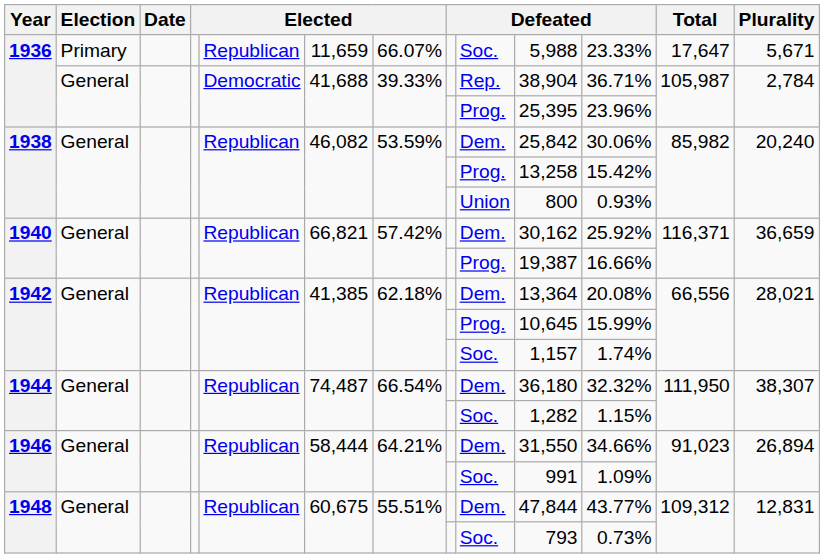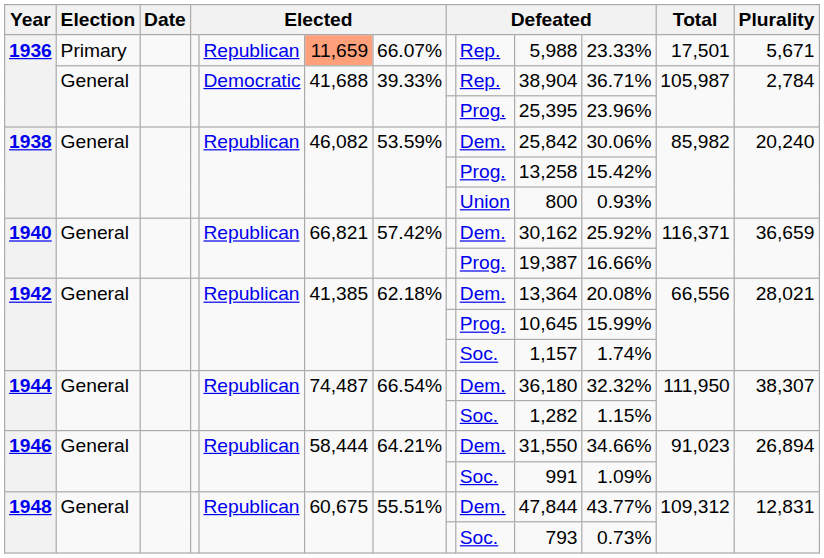(339, 50) no background -> (339, 50) lightsalmon background
(479, 50) Soc. -> (480, 50) Rep.
(700, 50) 17,647 -> (700, 50) 17,501
